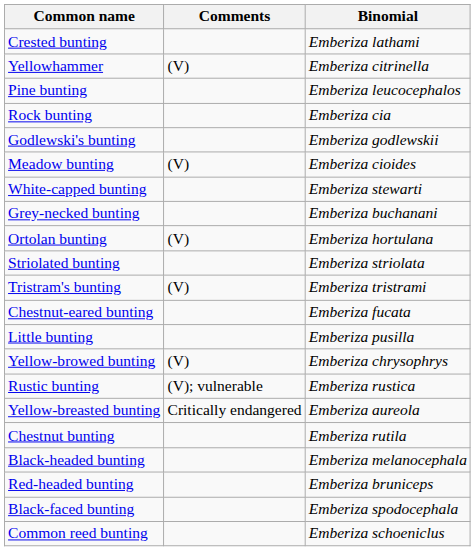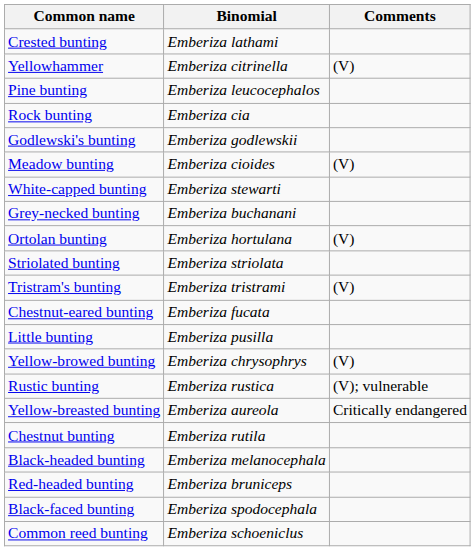columns swapped: (388, 16) <-> (235, 16)
